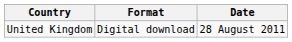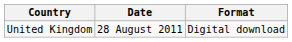columns swapped: (242, 13) <-> (146, 13)
